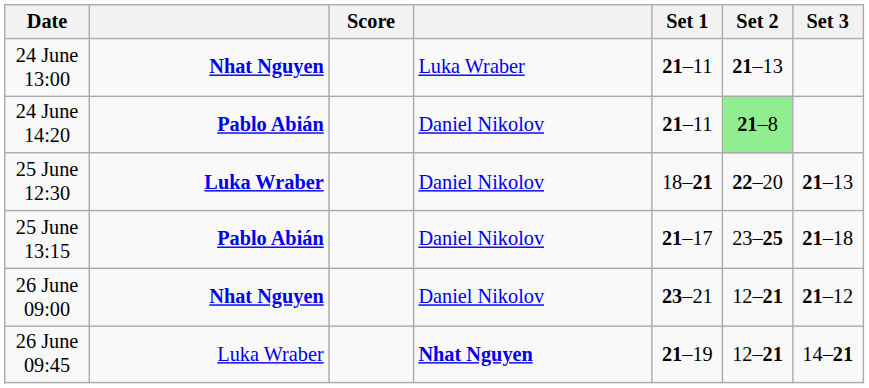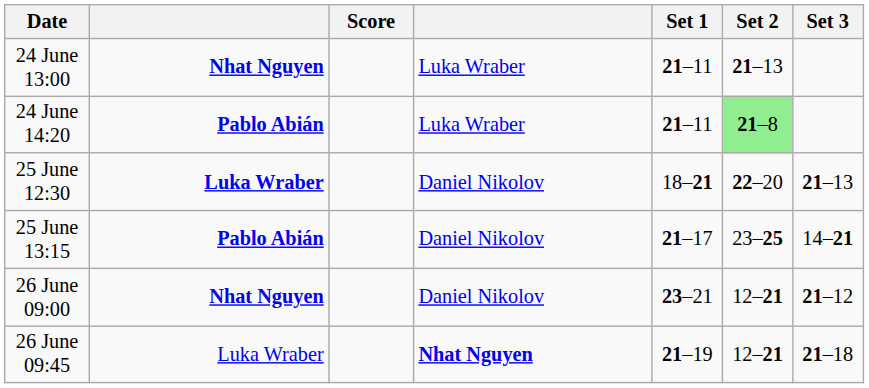(481, 124) Daniel Nikolov -> (472, 124) Luka Wraber
(828, 239) 21–18 -> (828, 239) 14–21
(828, 354) 14–21 -> (828, 354) 21–18
